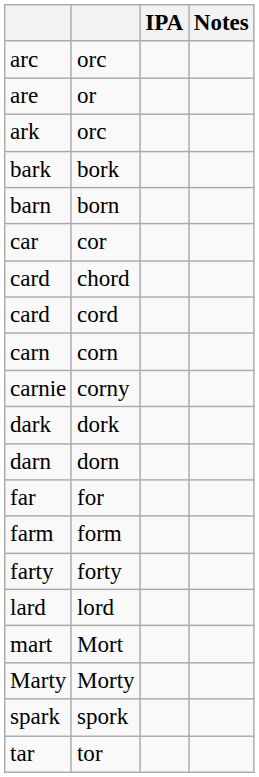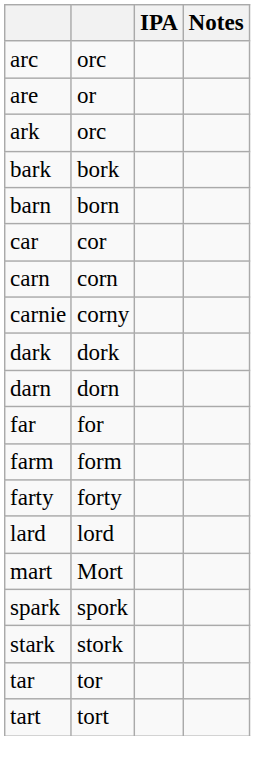- row: (30, 278)
- row: (30, 315)
- row: (38, 680)
+ row: (32, 643)
+ row: (25, 717)
